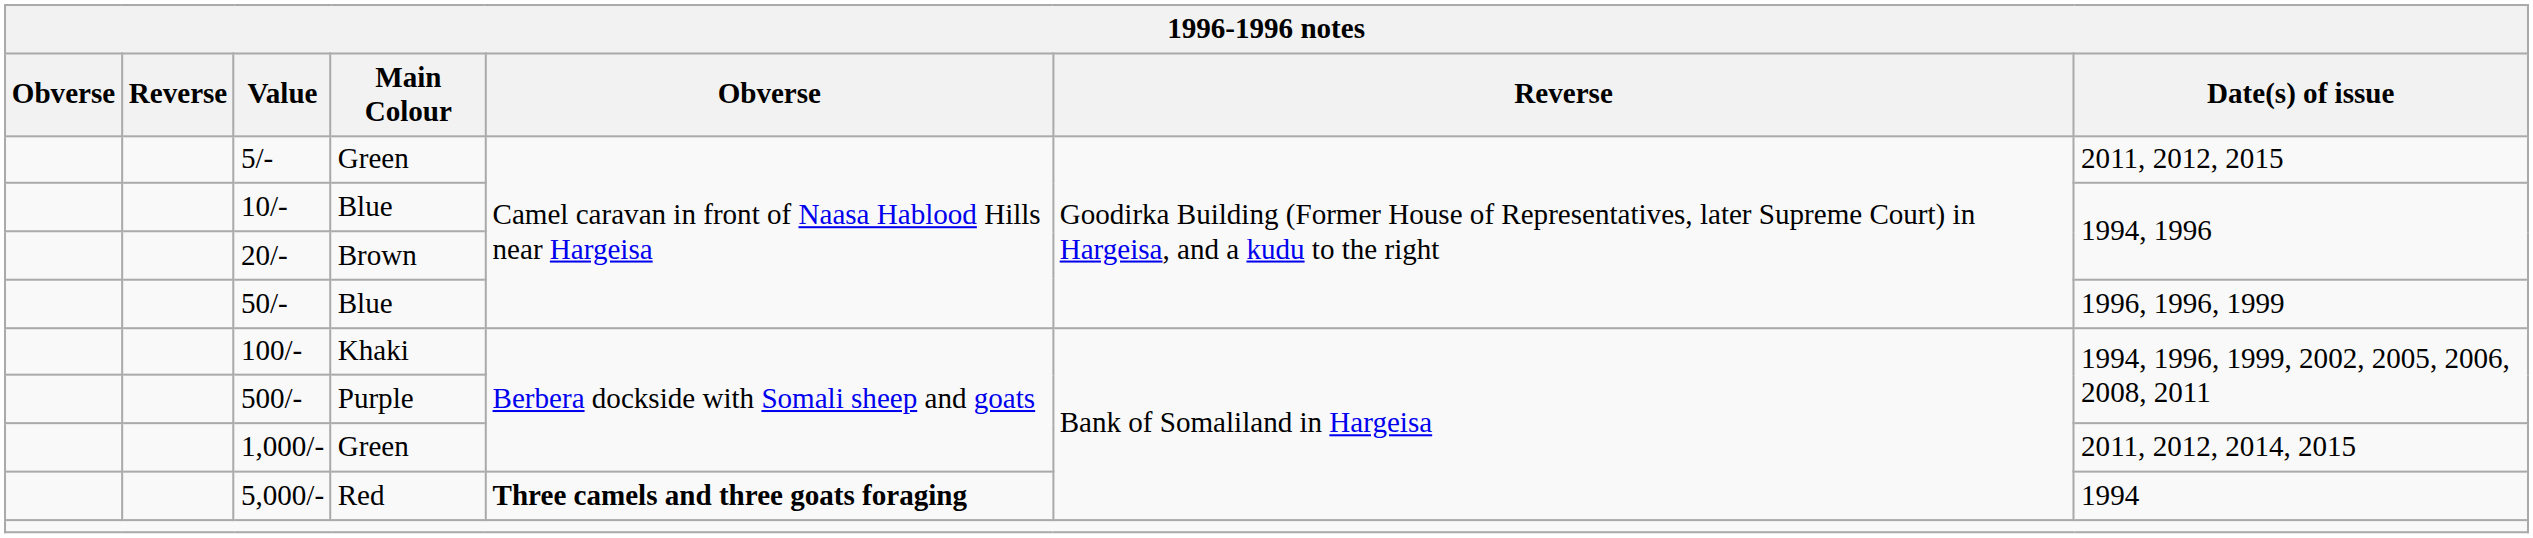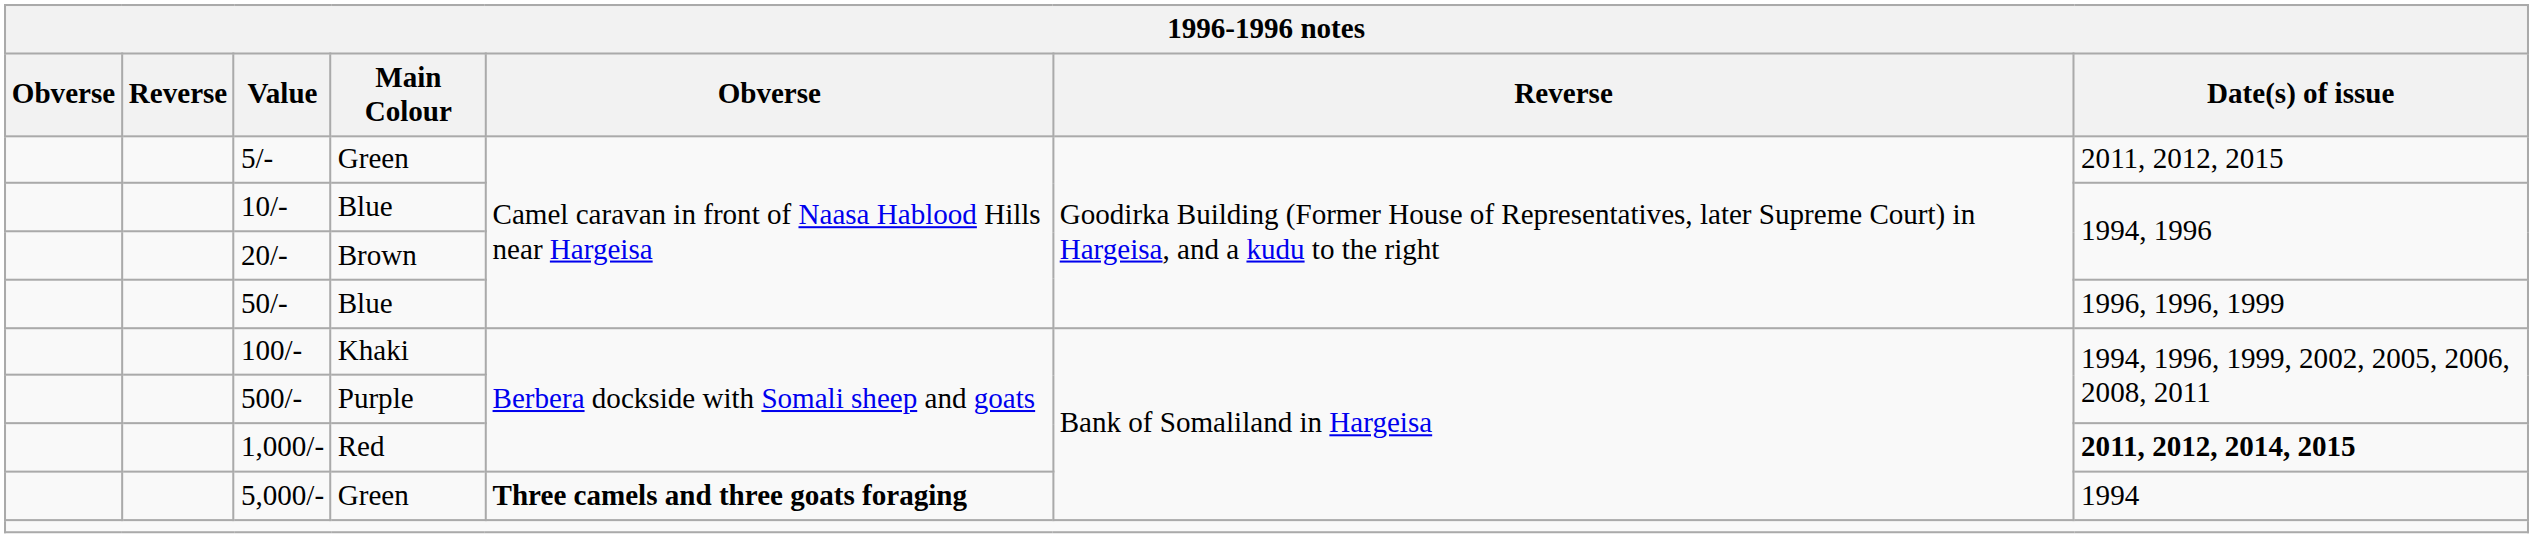(373, 447) Green -> (361, 447) Red
(2219, 447) normal -> (2218, 447) bold
(361, 494) Red -> (373, 494) Green
